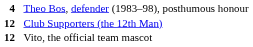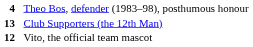(9, 23) 12 -> (9, 23) 13
